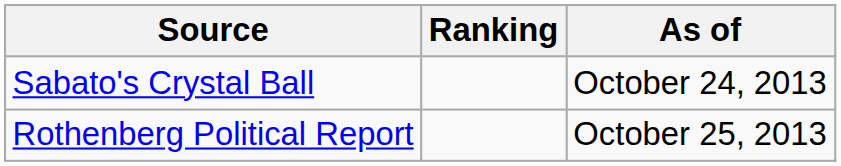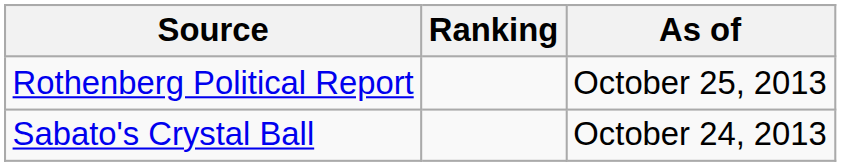rows swapped: (213, 134) <-> (163, 82)
